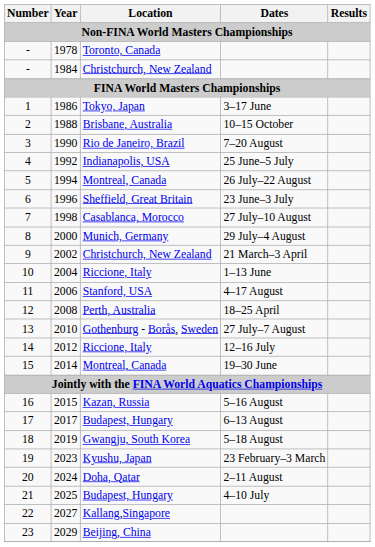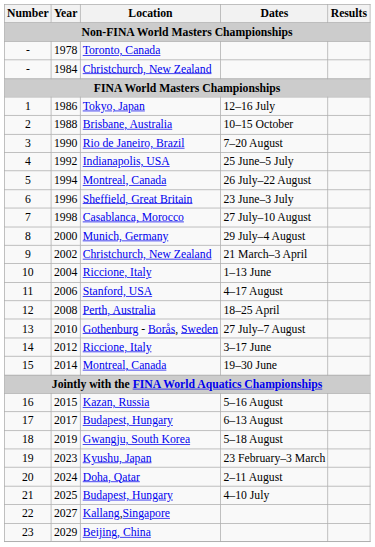(247, 106) 3–17 June -> (249, 106) 12–16 July
(249, 347) 12–16 July -> (247, 347) 3–17 June
